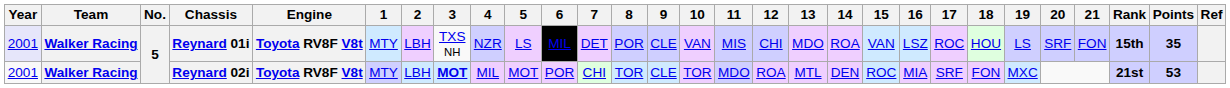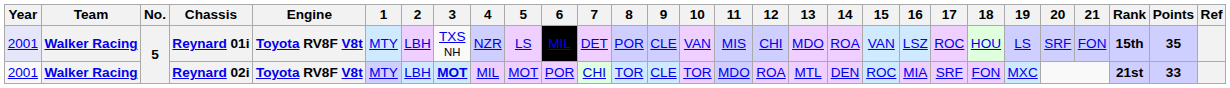(1173, 73) 53 -> (1173, 73) 33
